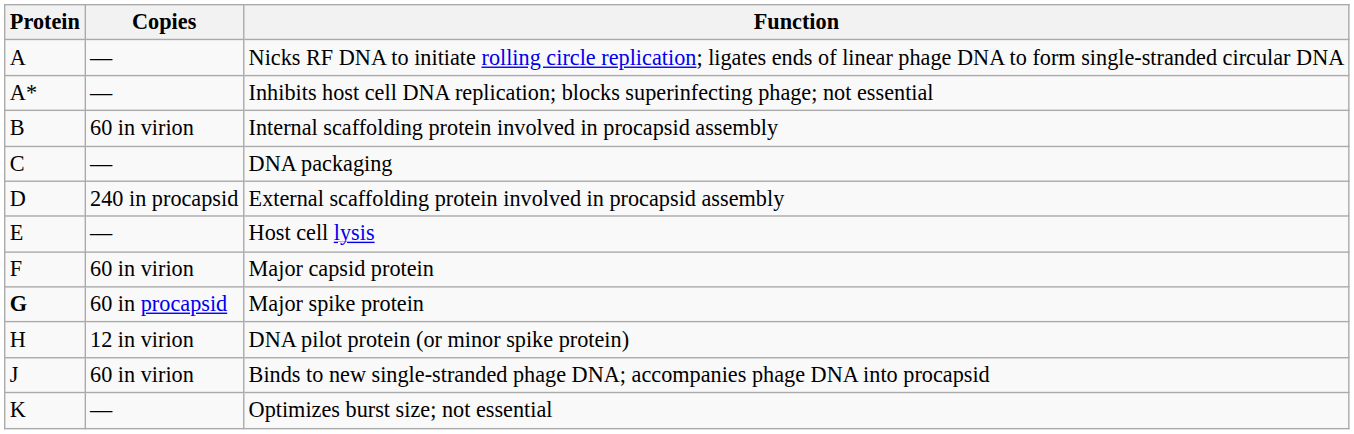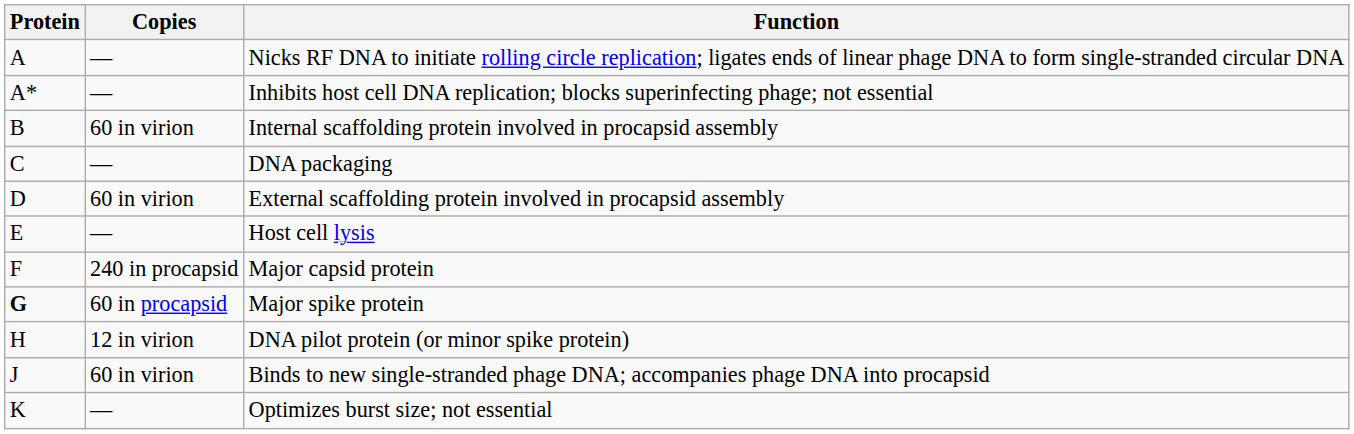(164, 198) 240 in procapsid -> (142, 198) 60 in virion
(142, 269) 60 in virion -> (164, 269) 240 in procapsid
